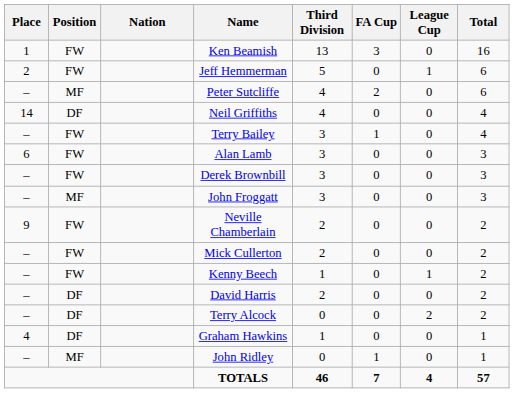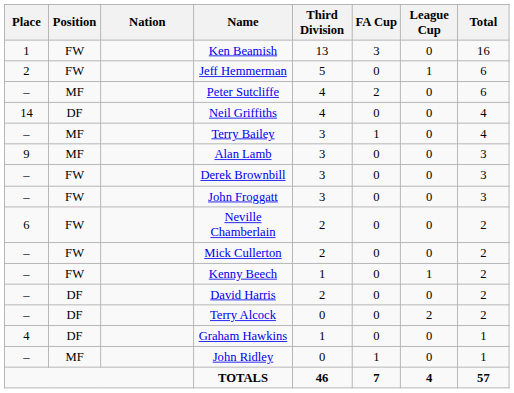(75, 134) FW -> (75, 134) MF
(26, 154) 6 -> (26, 154) 9
(75, 154) FW -> (75, 154) MF
(75, 196) MF -> (75, 196) FW
(26, 224) 9 -> (26, 224) 6
